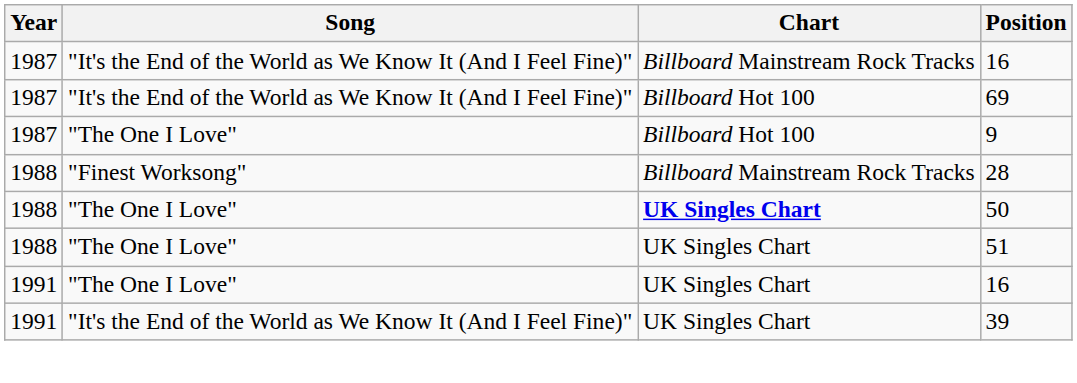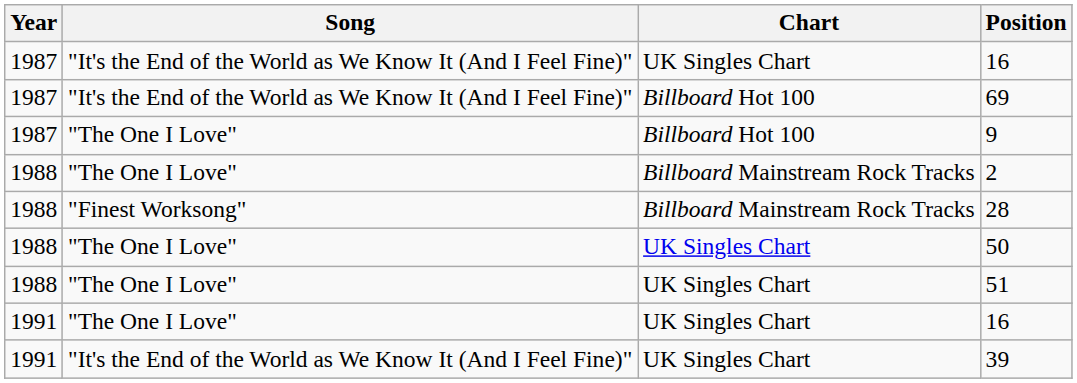(809, 60) Billboard Mainstream Rock Tracks -> (727, 60) UK Singles Chart
+ row: (34, 172)
(732, 209) bold -> (727, 246) normal
